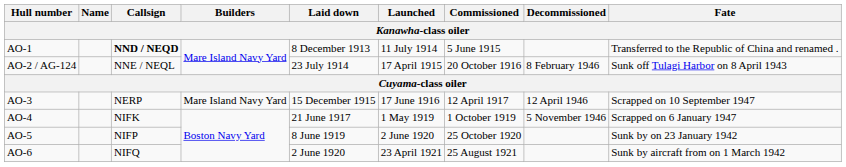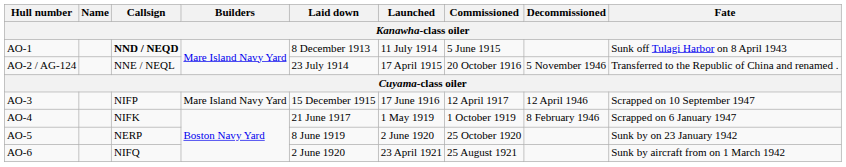(725, 48) Transferred to the Republic of China and renamed . -> (699, 48) Sunk off Tulagi Harbor on 8 April 1943
(563, 65) 8 February 1946 -> (566, 65) 5 November 1946
(699, 65) Sunk off Tulagi Harbor on 8 April 1943 -> (725, 65) Transferred to the Republic of China and renamed .
(128, 100) NERP -> (126, 100) NIFP
(566, 118) 5 November 1946 -> (563, 118) 8 February 1946
(126, 135) NIFP -> (128, 135) NERP
